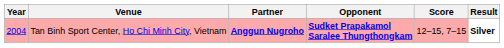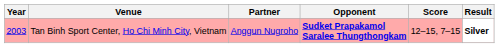(16, 31) 2004 -> (16, 31) 2003
(267, 31) bold -> (264, 31) normal
